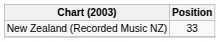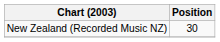(192, 28) 33 -> (192, 28) 30
